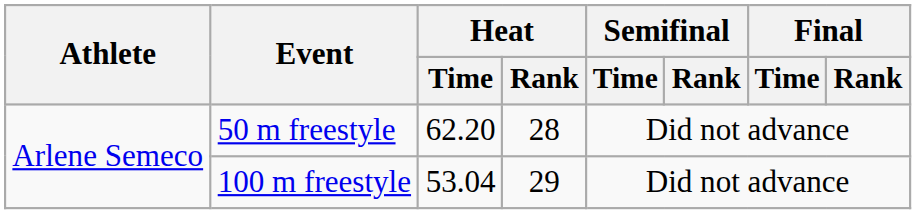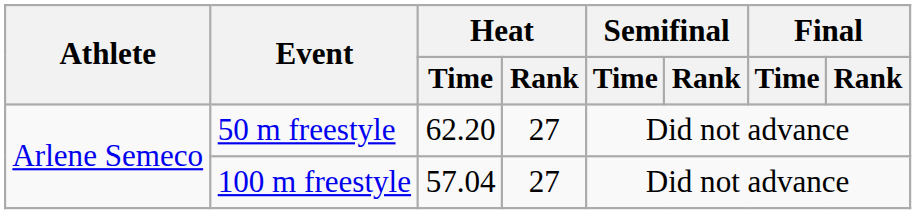(544, 130) 28 -> (544, 130) 27
(461, 181) 53.04 -> (461, 181) 57.04
(544, 181) 29 -> (544, 181) 27
